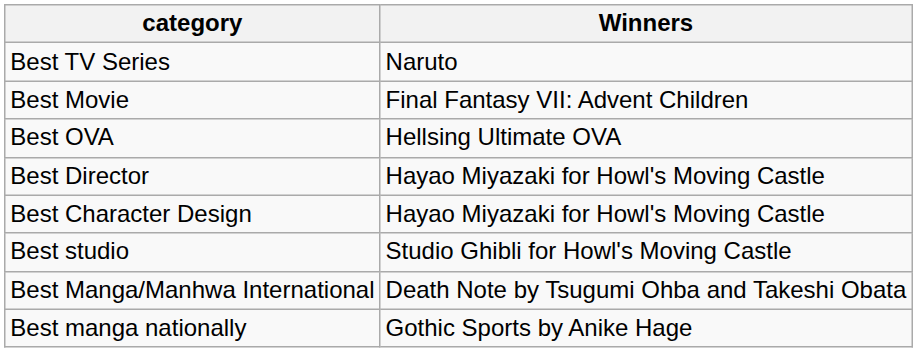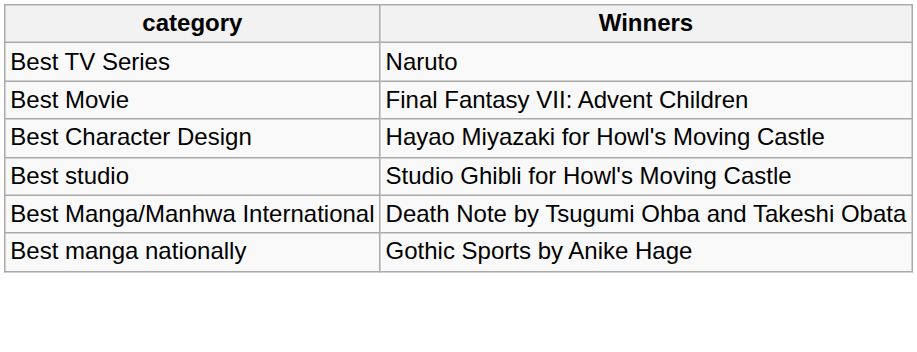- row: (62, 137)
- row: (80, 175)
